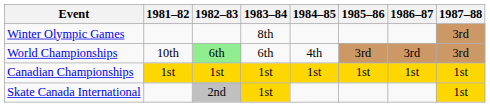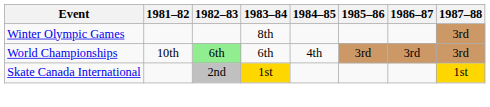- row: (70, 72)
